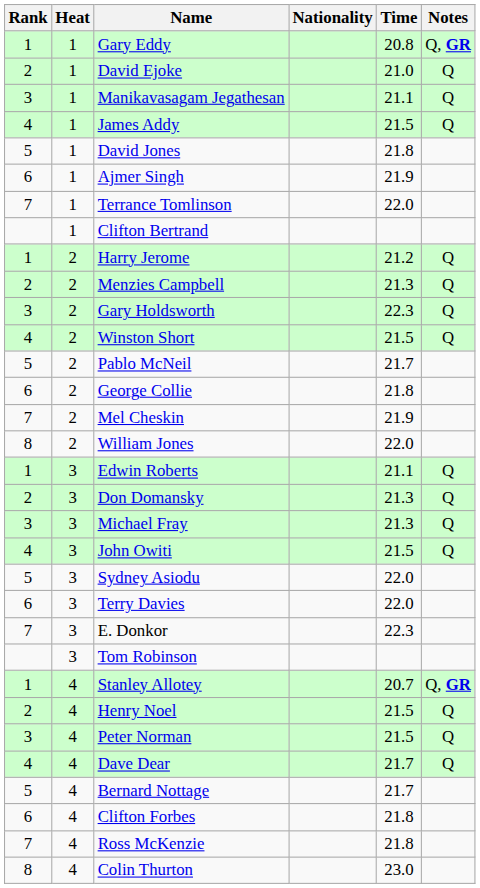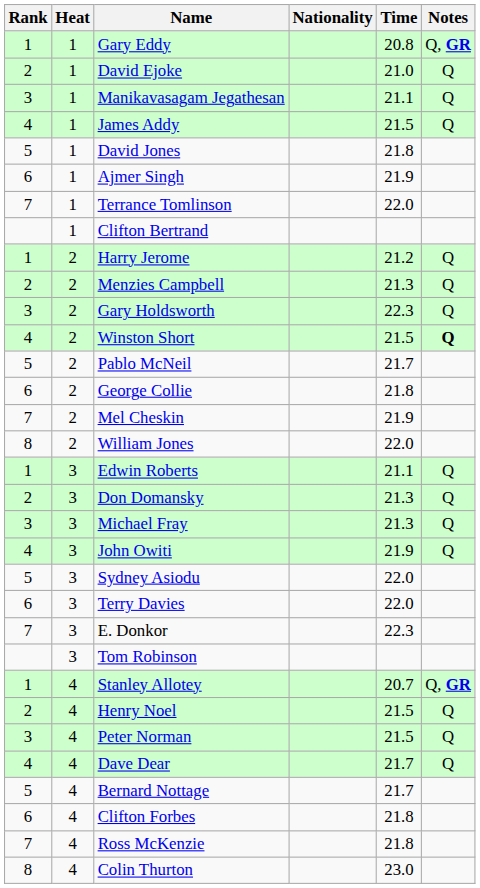(448, 337) normal -> (448, 337) bold
(399, 550) 21.5 -> (399, 550) 21.9
